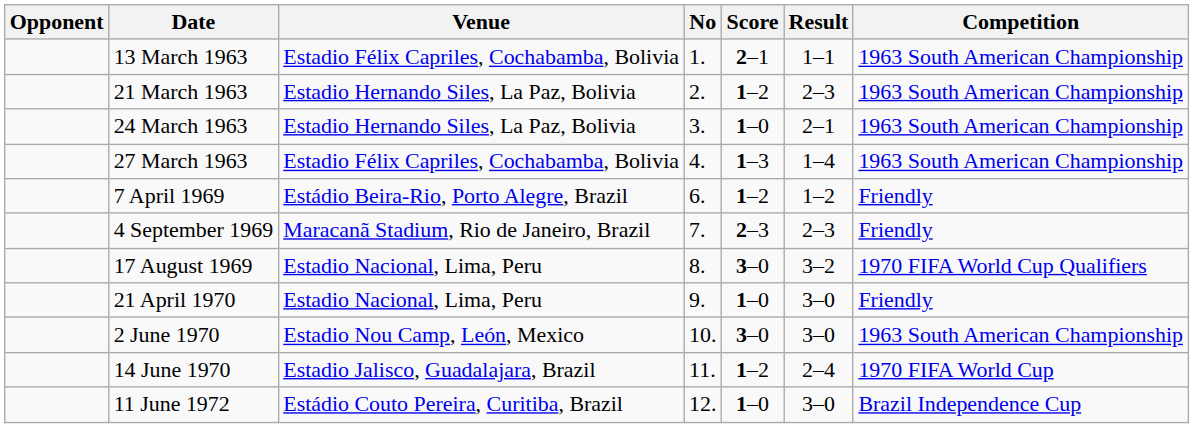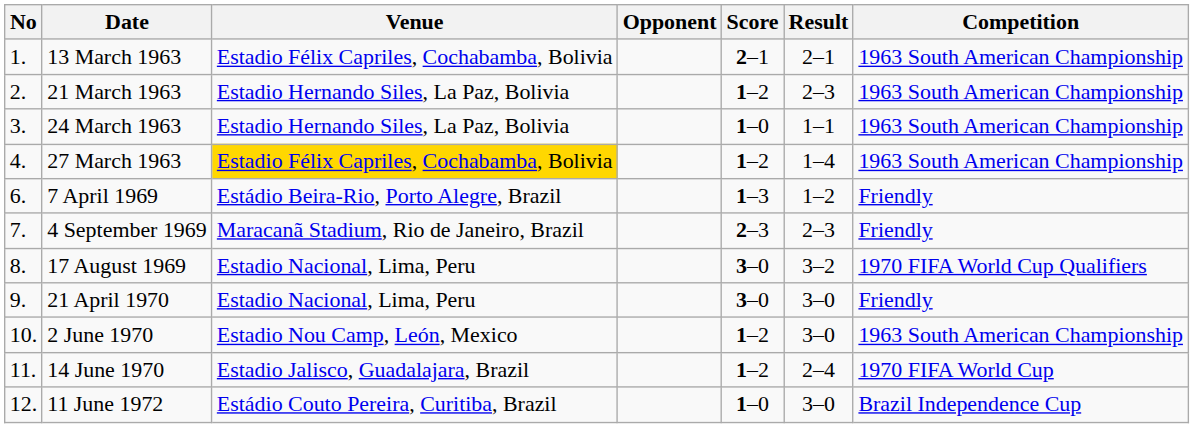columns swapped: (703, 21) <-> (57, 21)
(818, 56) 1–1 -> (818, 56) 2–1
(818, 126) 2–1 -> (818, 126) 1–1
(481, 160) no background -> (415, 160) gold background
(753, 160) 1–3 -> (753, 160) 1–2
(753, 195) 1–2 -> (753, 195) 1–3
(753, 299) 1–0 -> (753, 299) 3–0
(753, 334) 3–0 -> (753, 334) 1–2
